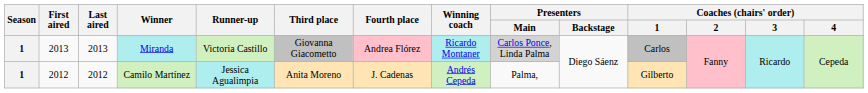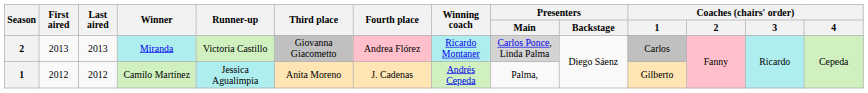(22, 49) 1 -> (22, 49) 2
